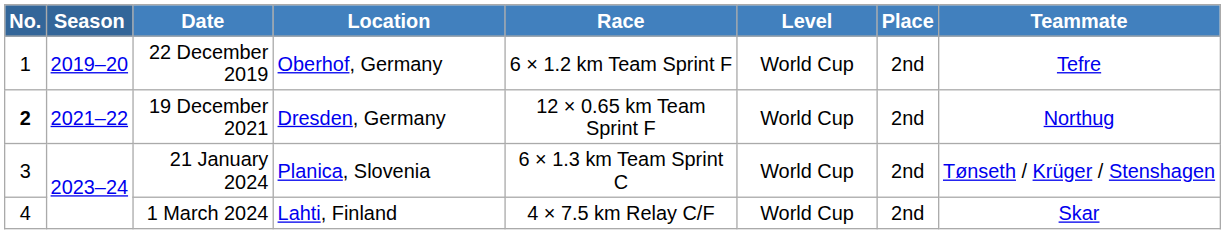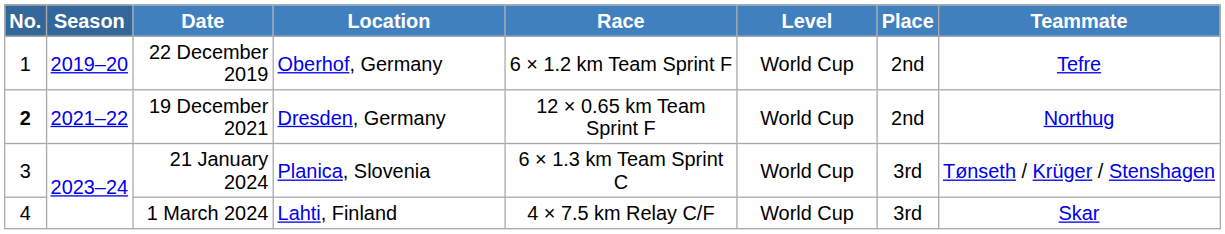(908, 171) 2nd -> (908, 171) 3rd
(908, 214) 2nd -> (908, 214) 3rd
